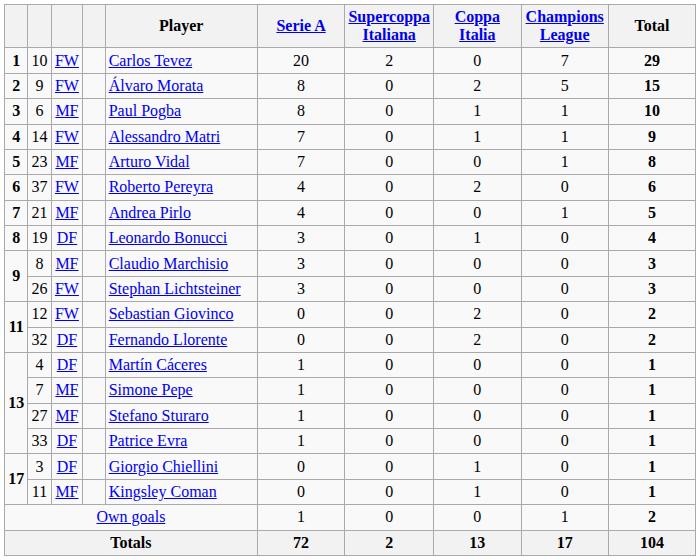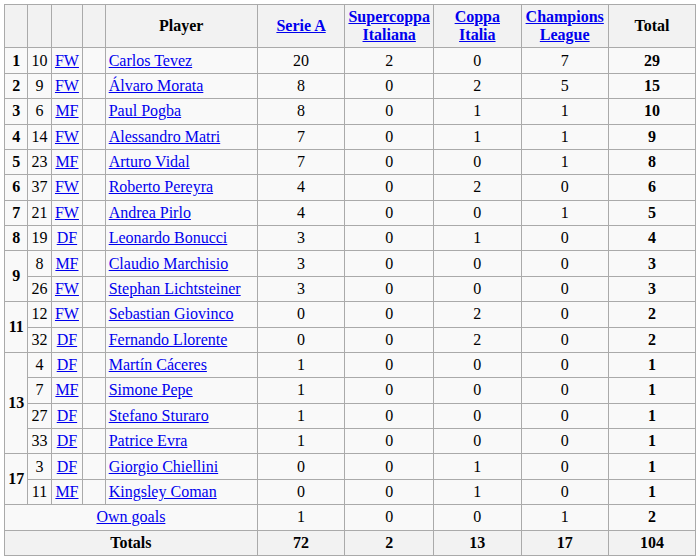(67, 212) MF -> (67, 212) FW
(67, 415) MF -> (67, 415) DF
